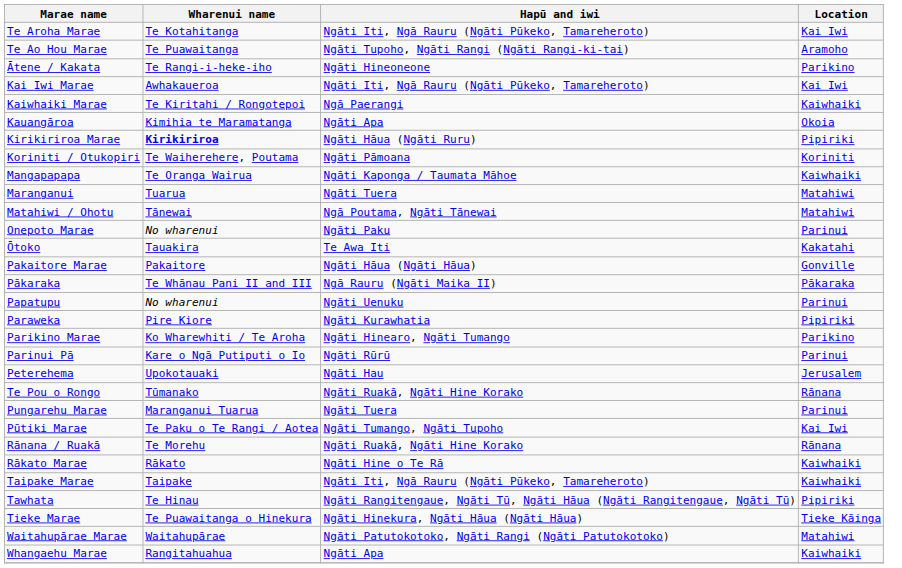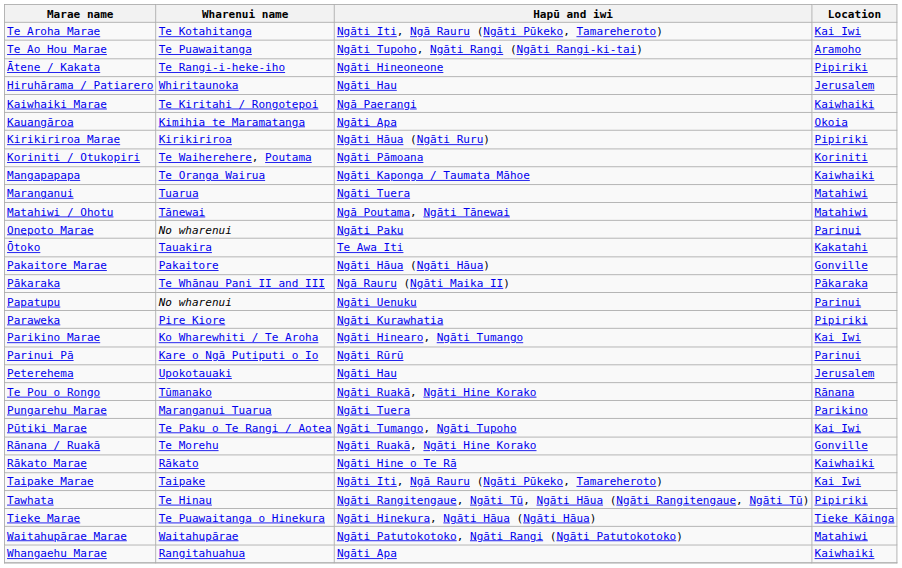(828, 67) Parikino -> (841, 67) Pipiriki
+ row: (80, 85)
- row: (50, 85)
(182, 139) bold -> (195, 139) normal
(828, 338) Parikino -> (838, 338) Kai Iwi
(825, 410) Parinui -> (841, 410) Parikino
(821, 446) Rānana -> (841, 446) Gonville
(831, 482) Kaiwhaiki -> (838, 482) Kai Iwi
